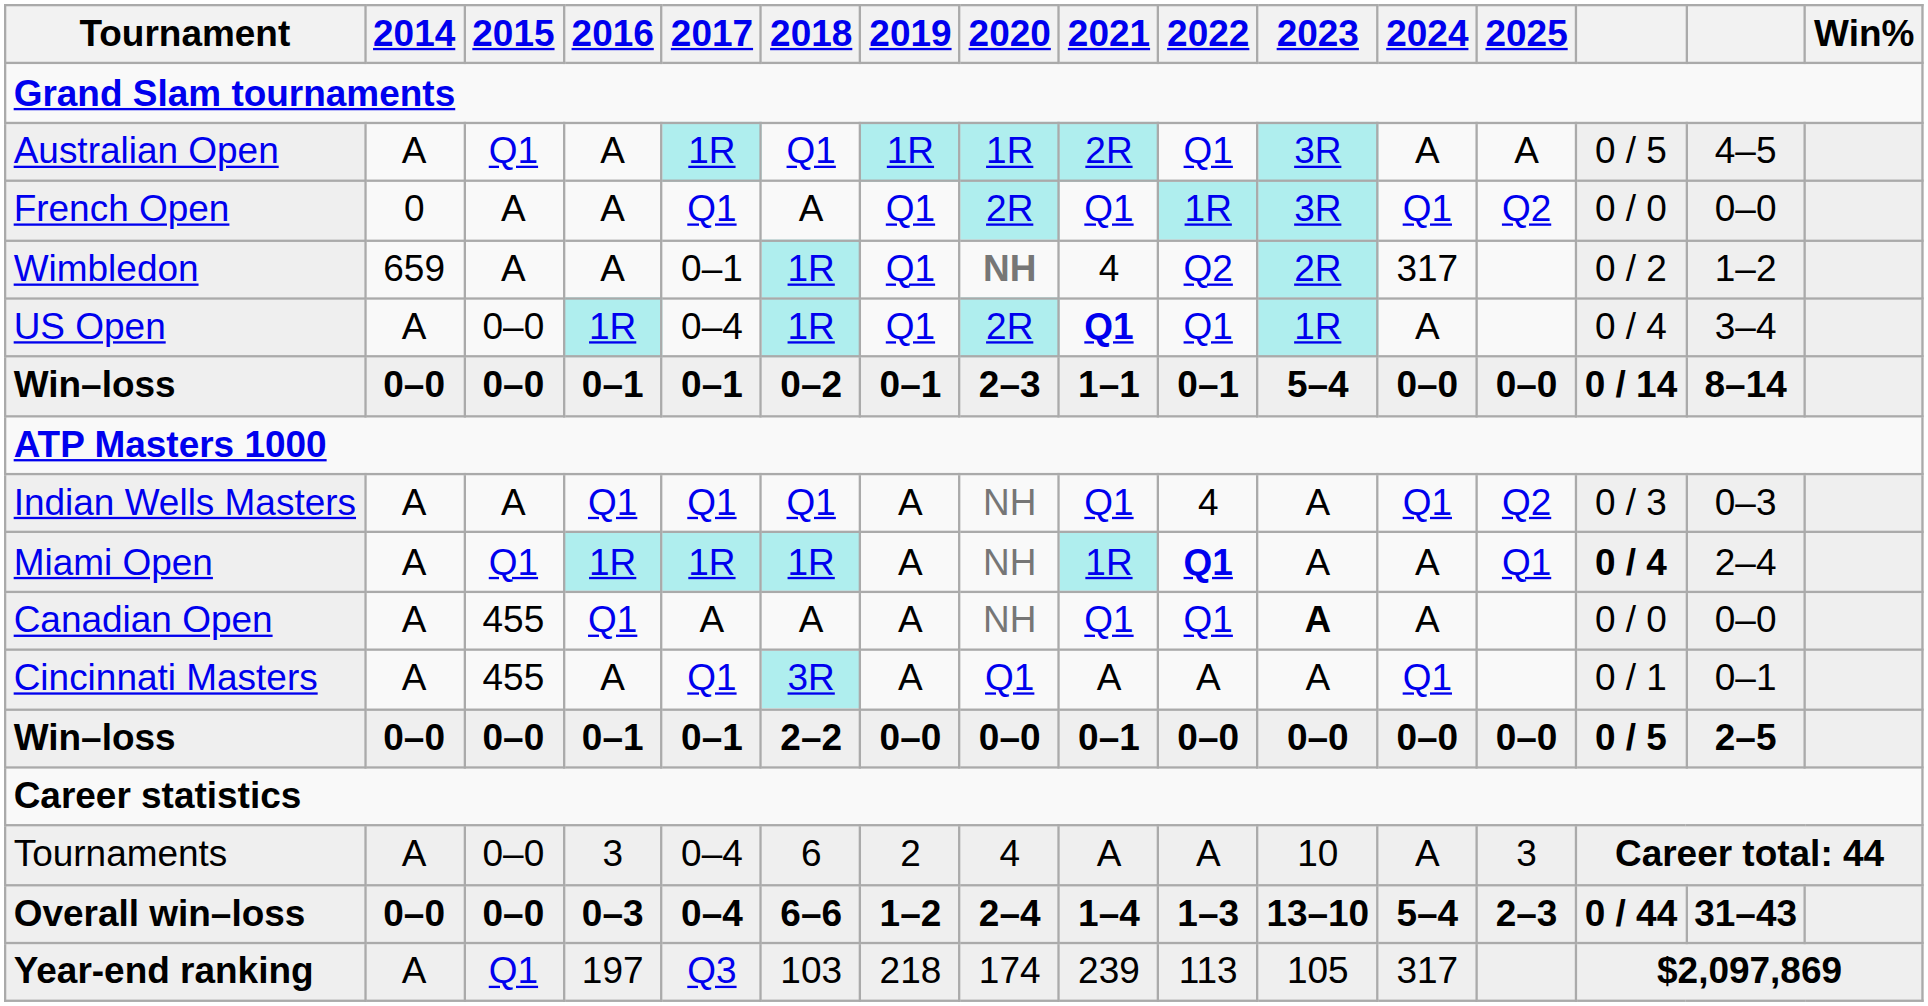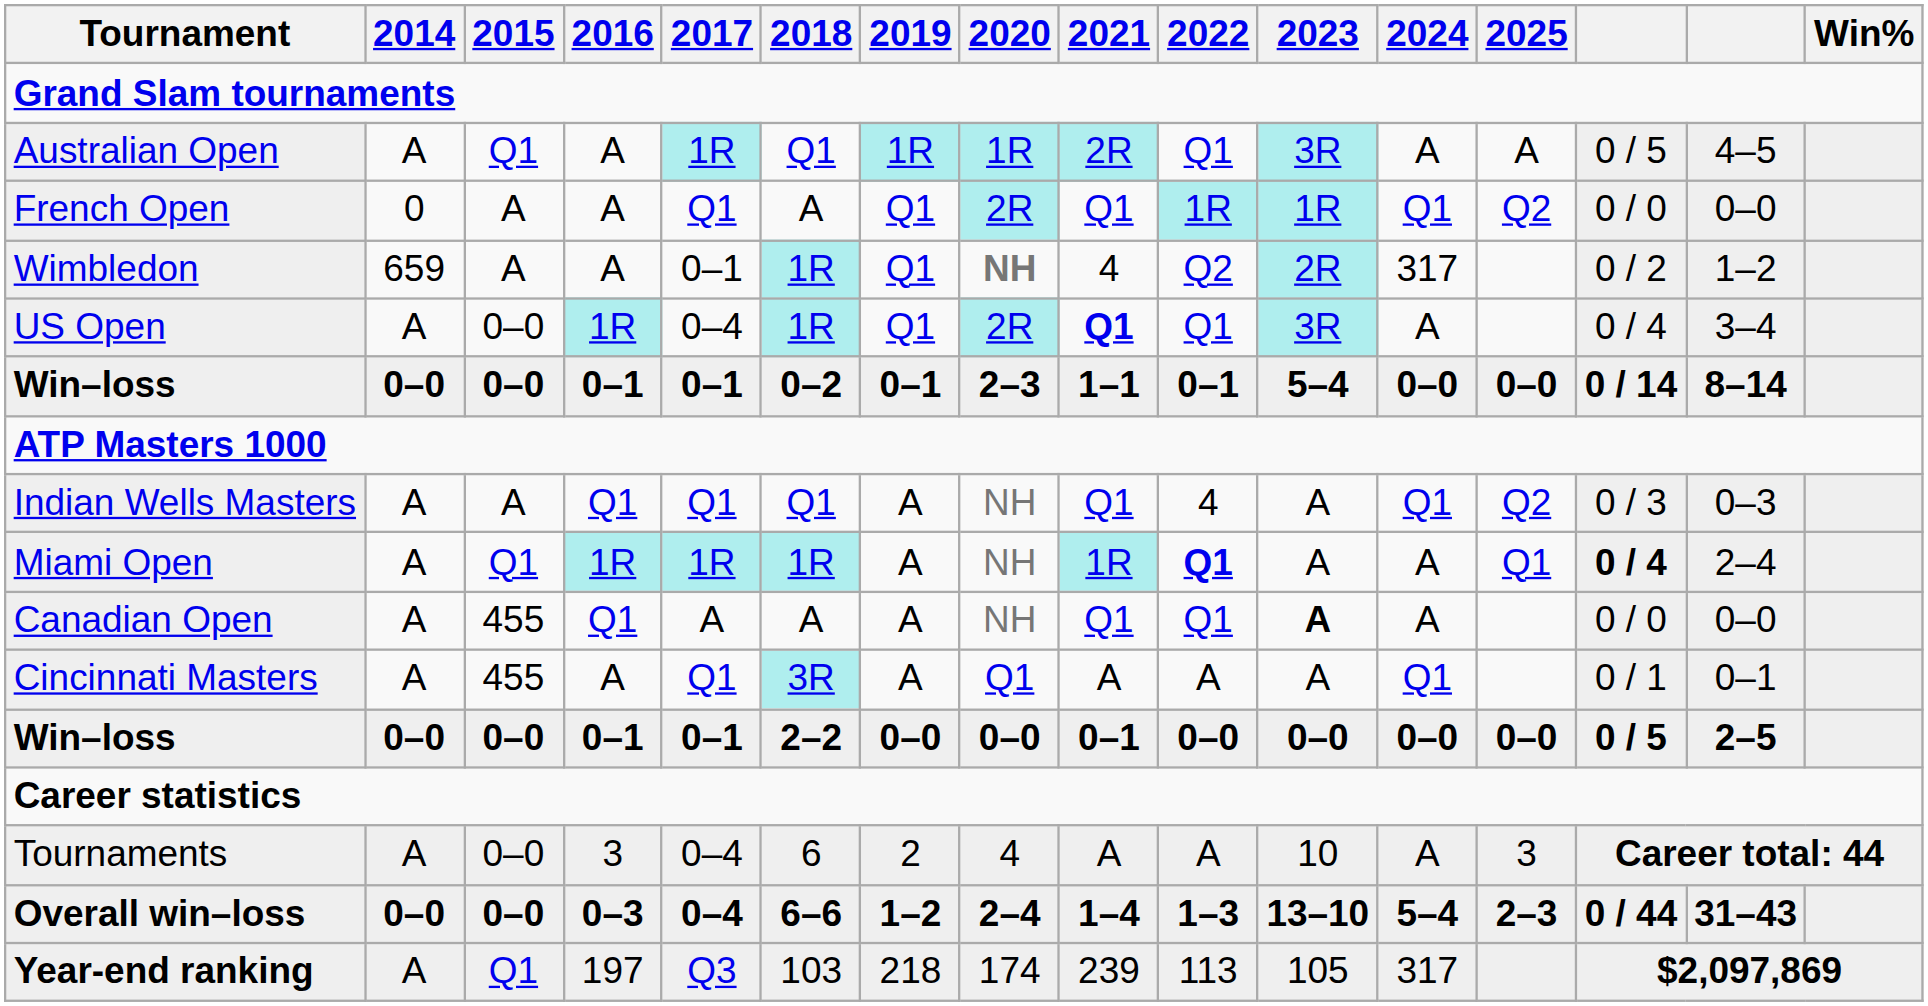(1318, 209) 3R -> (1318, 209) 1R
(1318, 326) 1R -> (1318, 326) 3R
